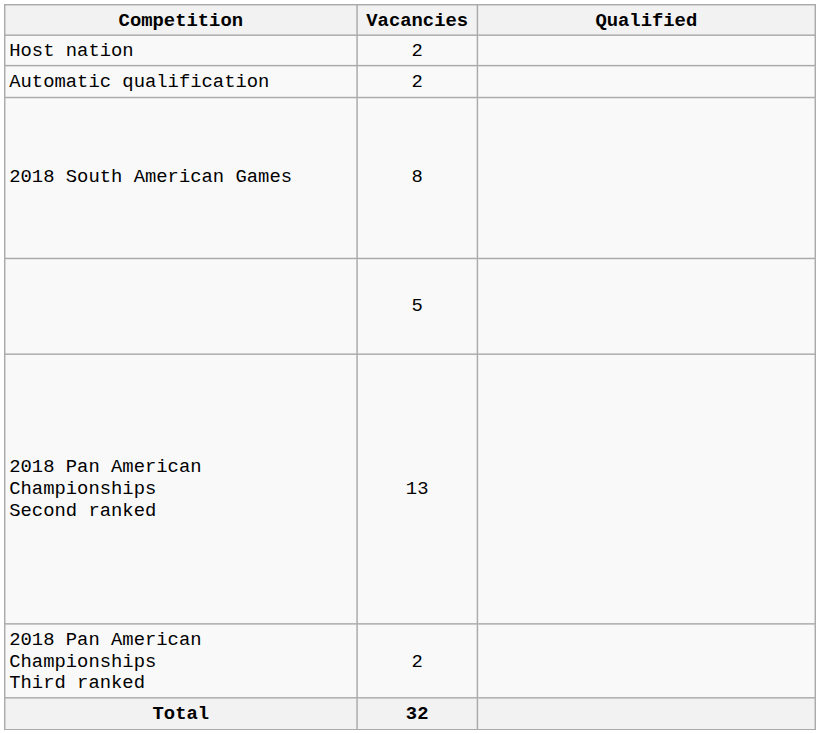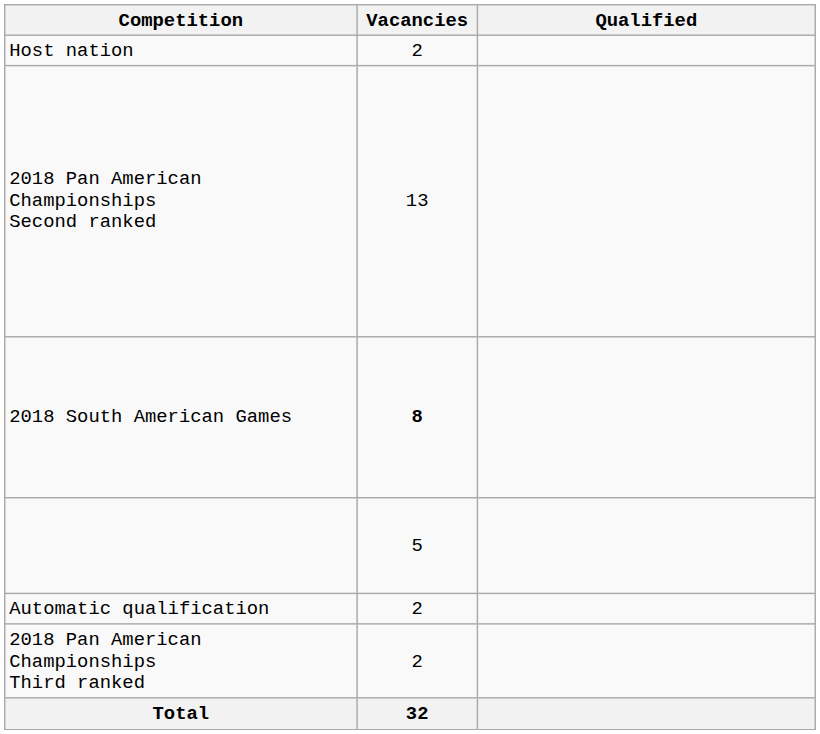rows swapped: (139, 82) <-> (105, 489)
(417, 178) normal -> (417, 417) bold
